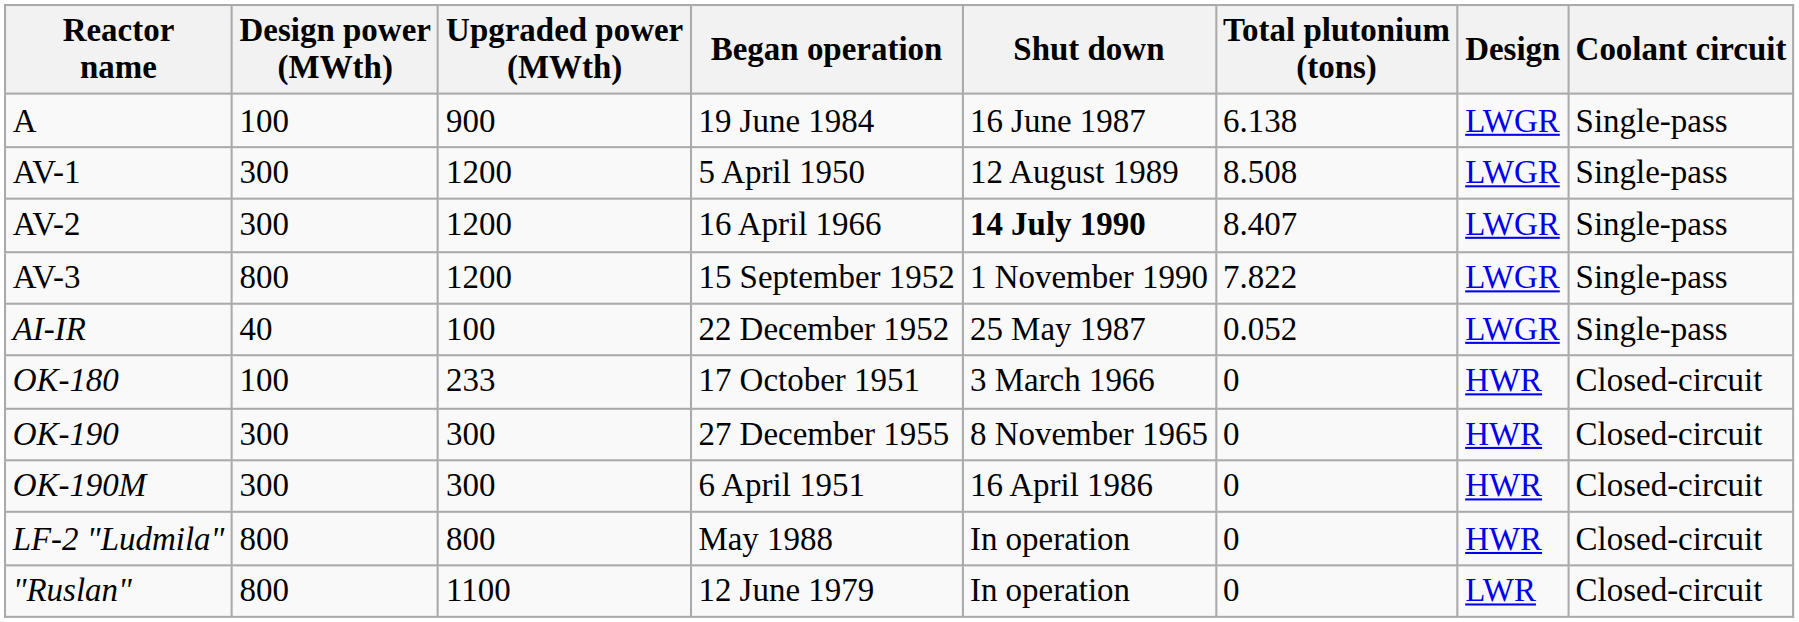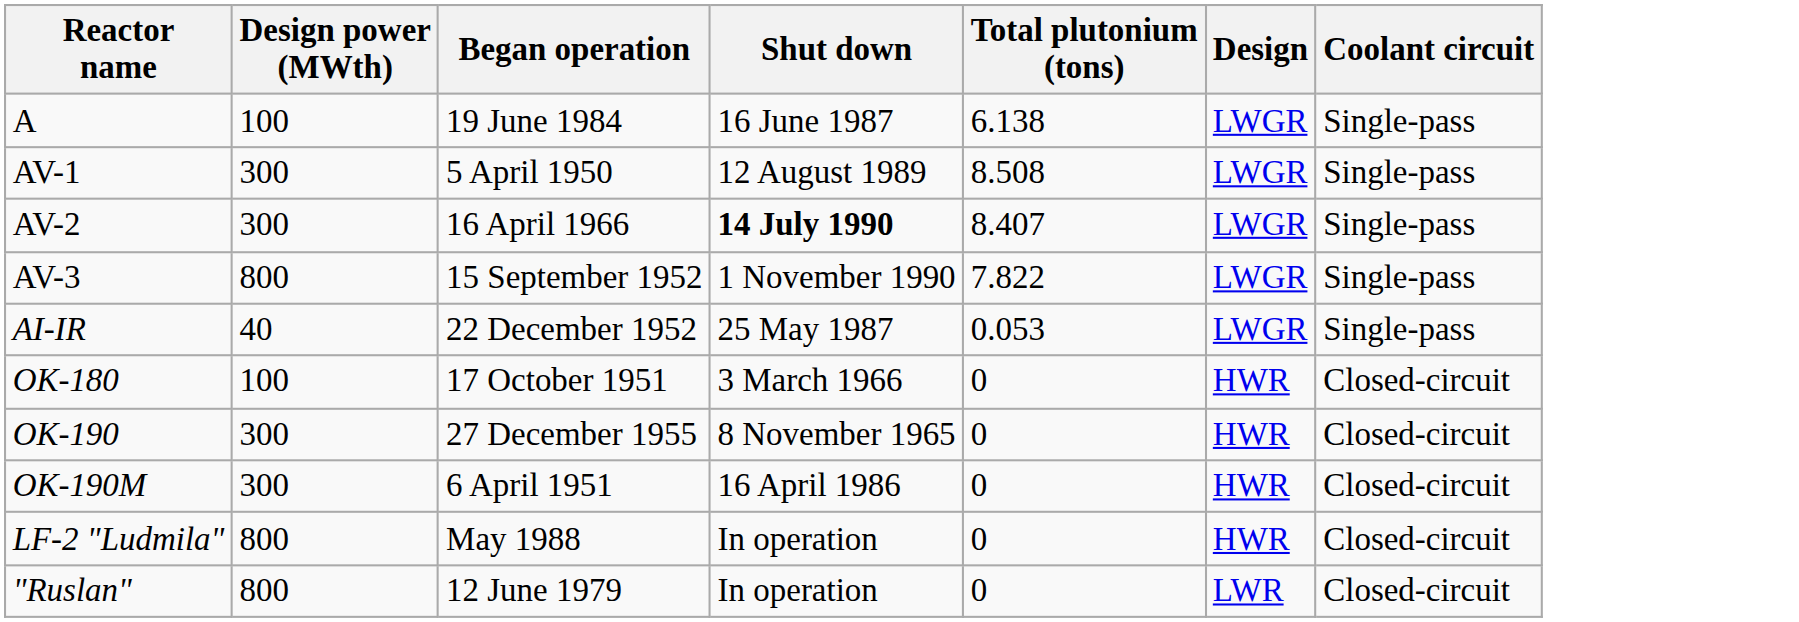- column: (565, 49)
(1260, 329) 0.052 -> (1008, 329) 0.053
